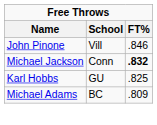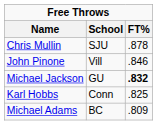+ row: (34, 45)
(101, 62) Conn -> (96, 78) GU
(96, 78) GU -> (101, 95) Conn
